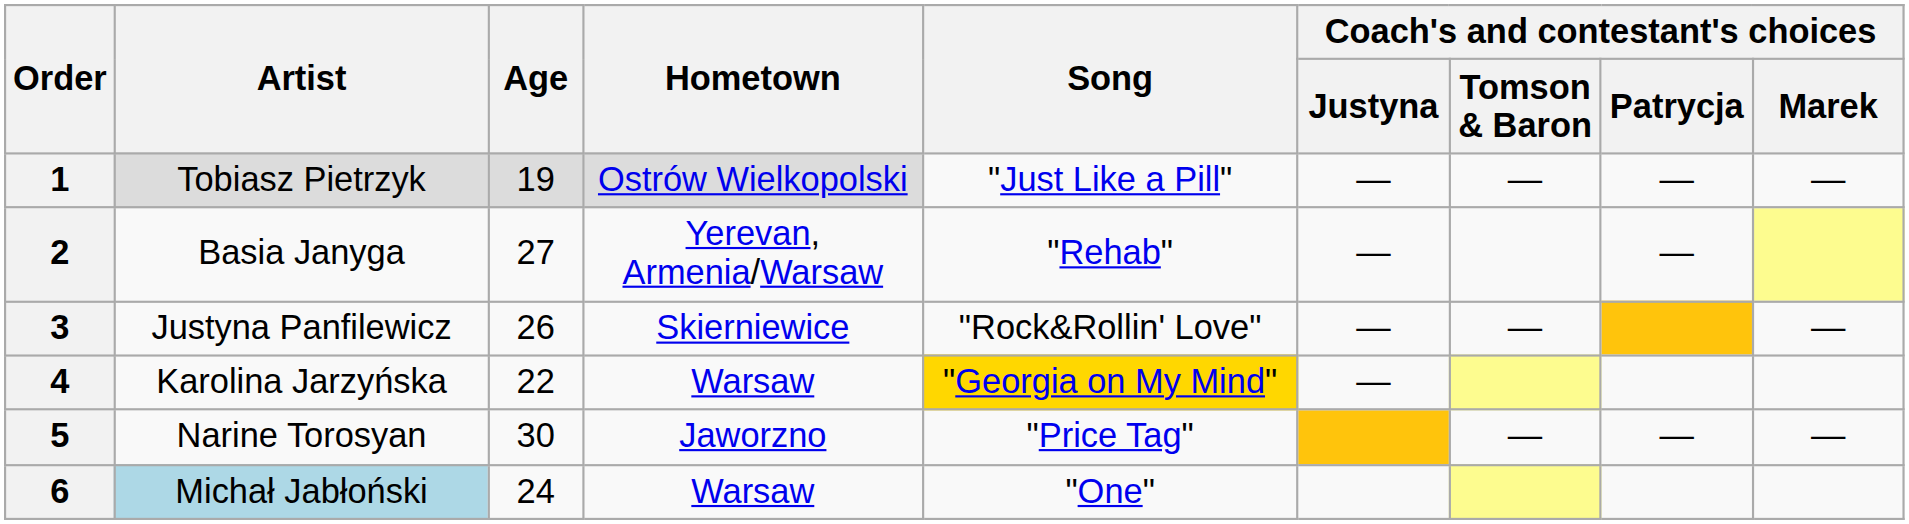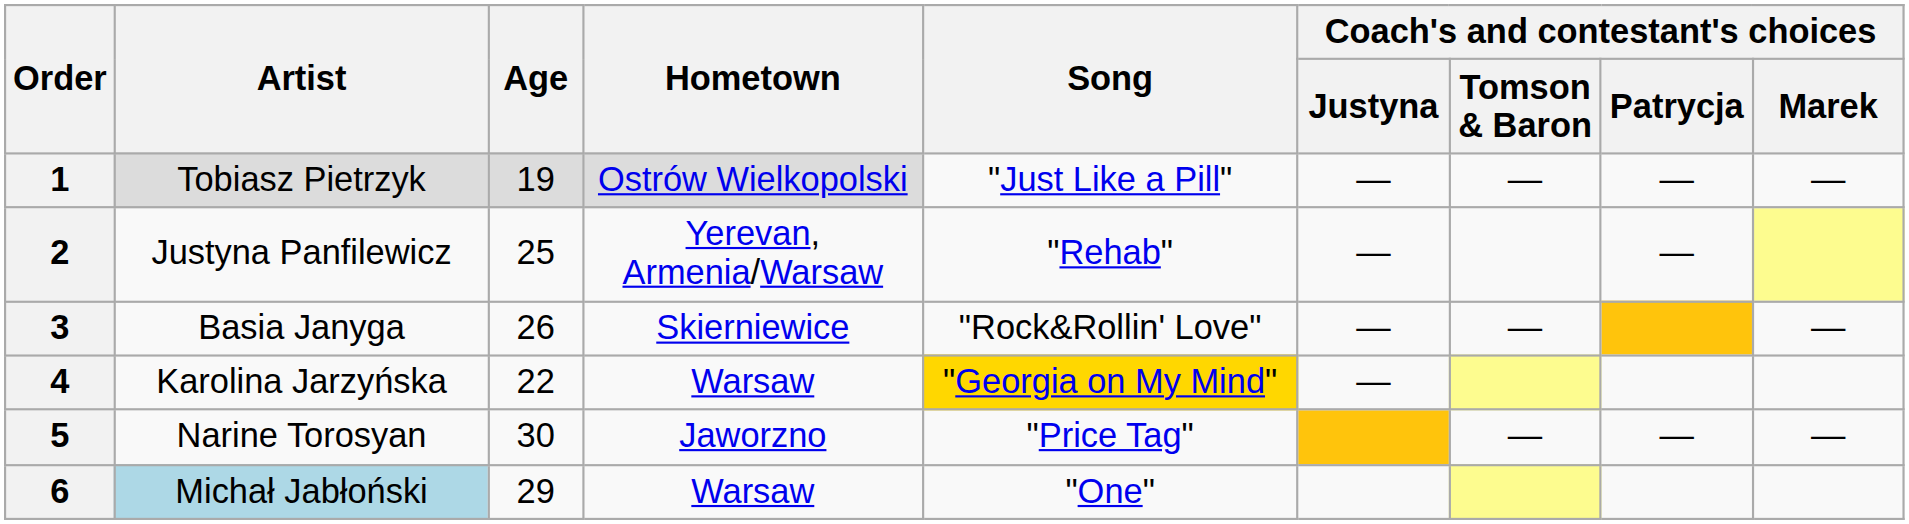(302, 253) Basia Janyga -> (302, 253) Justyna Panfilewicz
(536, 253) 27 -> (536, 253) 25
(302, 327) Justyna Panfilewicz -> (302, 327) Basia Janyga
(536, 491) 24 -> (536, 491) 29
